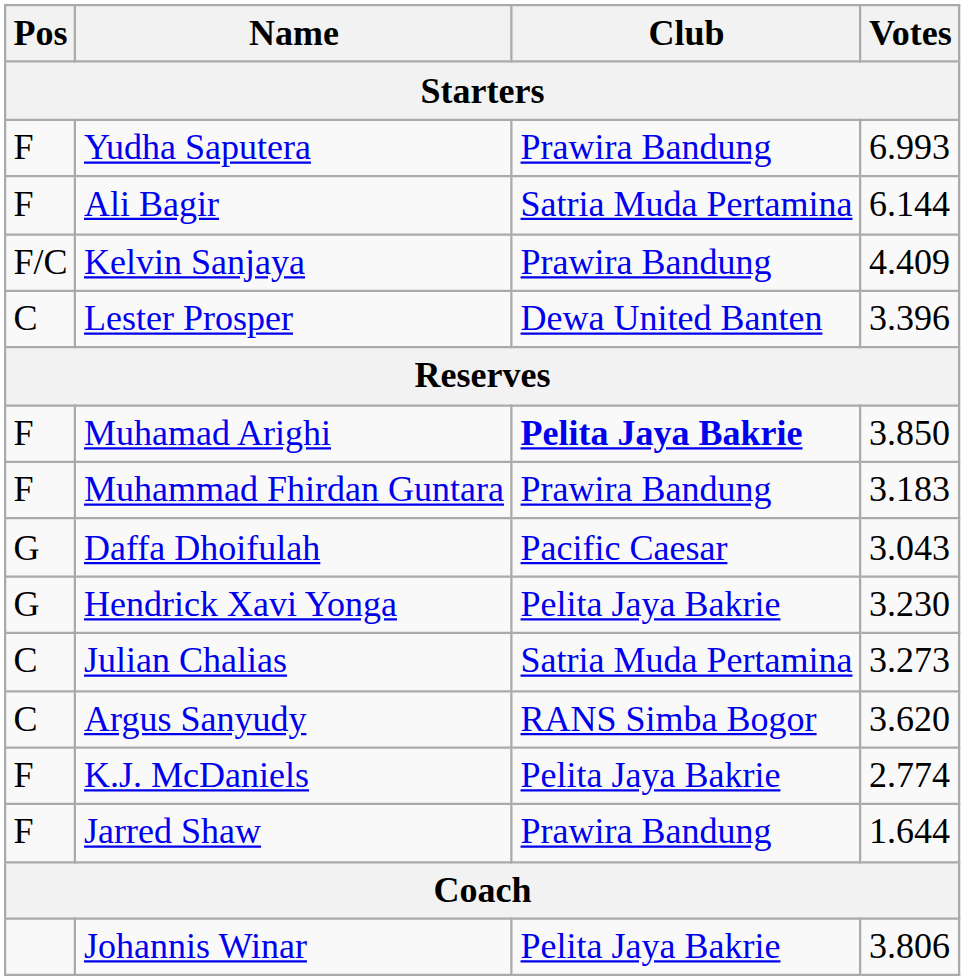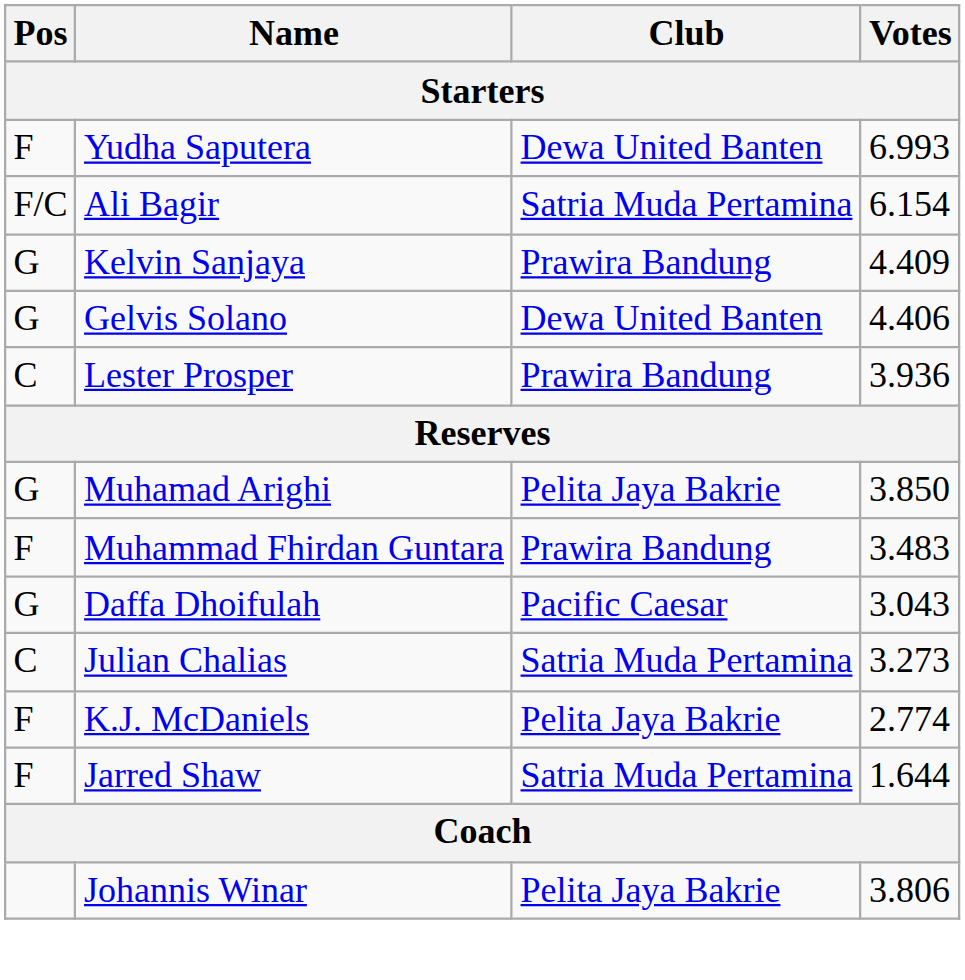(646, 147) Prawira Bandung -> (672, 147) Dewa United Banten
(23, 204) F -> (40, 204) F/C
(910, 204) 6.144 -> (910, 204) 6.154
(40, 261) F/C -> (26, 261) G
+ row: (186, 318)
(672, 318) Dewa United Banten -> (646, 375) Prawira Bandung
(910, 318) 3.396 -> (910, 375) 3.936
(23, 432) F -> (26, 489) G
(662, 432) bold -> (651, 489) normal
(910, 489) 3.183 -> (910, 546) 3.483
- row: (241, 603)
- row: (195, 718)
(646, 832) Prawira Bandung -> (687, 775) Satria Muda Pertamina
